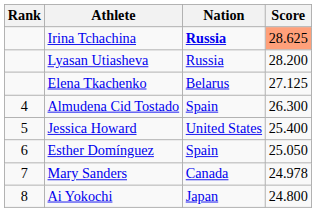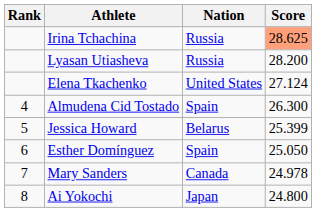(206, 38) bold -> (205, 38) normal
(207, 83) Belarus -> (224, 83) United States
(288, 83) 27.125 -> (288, 83) 27.124
(224, 128) United States -> (207, 128) Belarus
(288, 128) 25.400 -> (288, 128) 25.399
